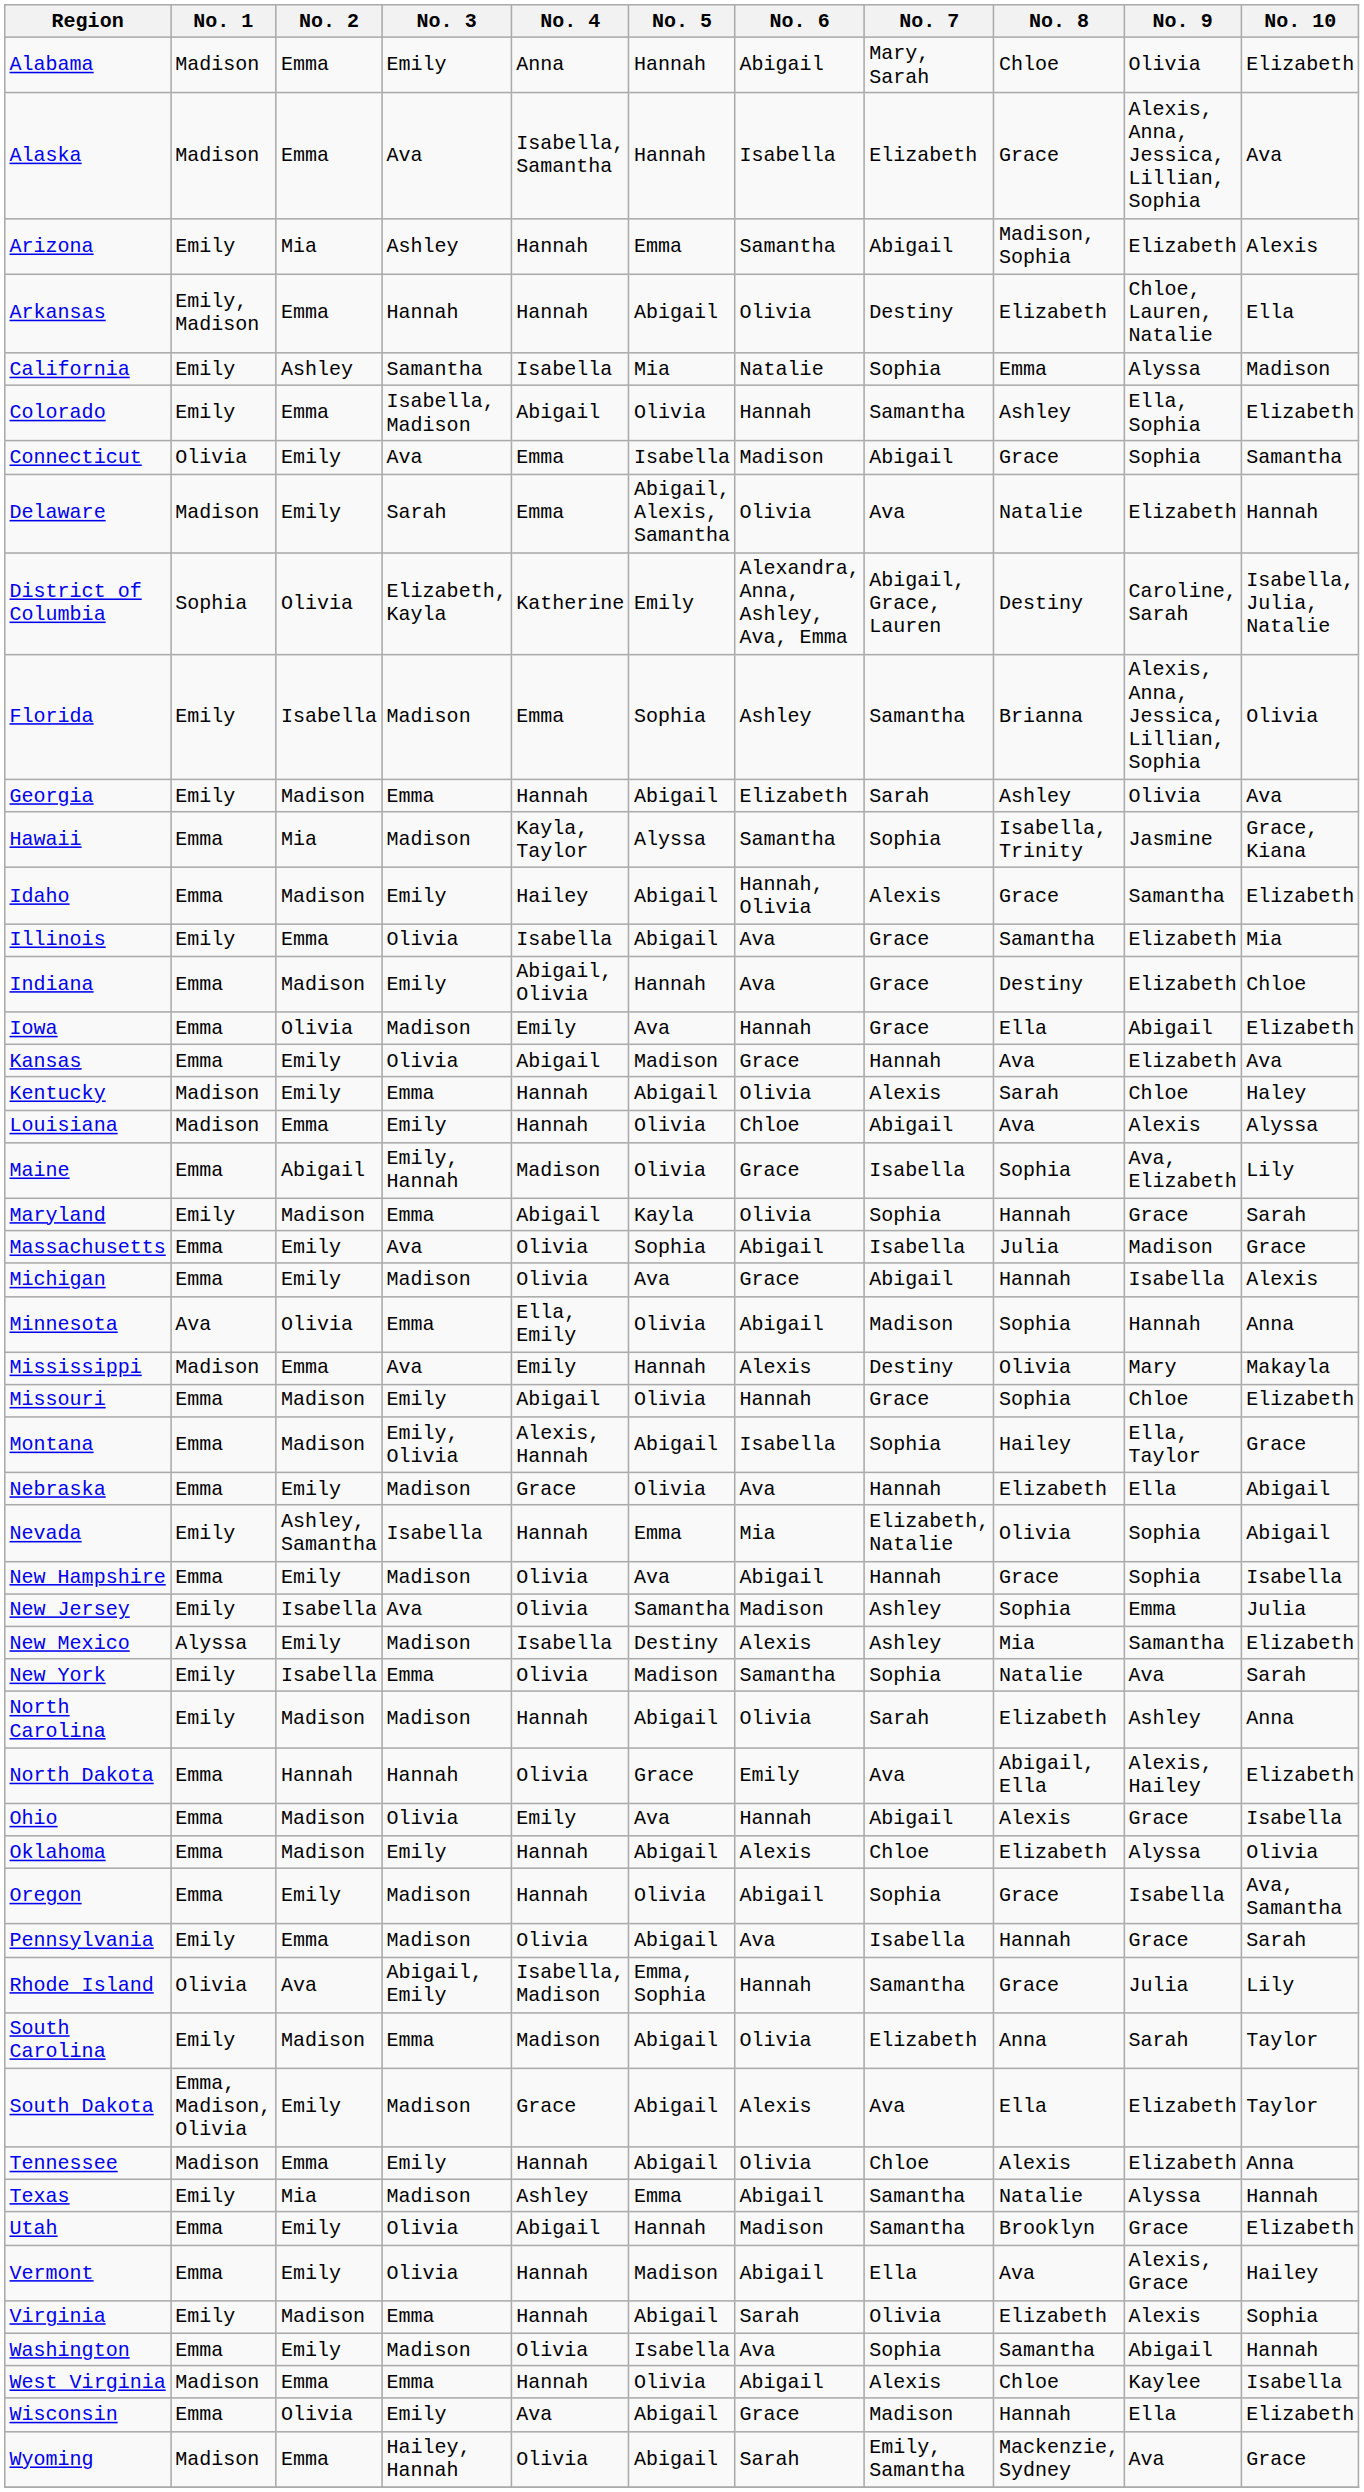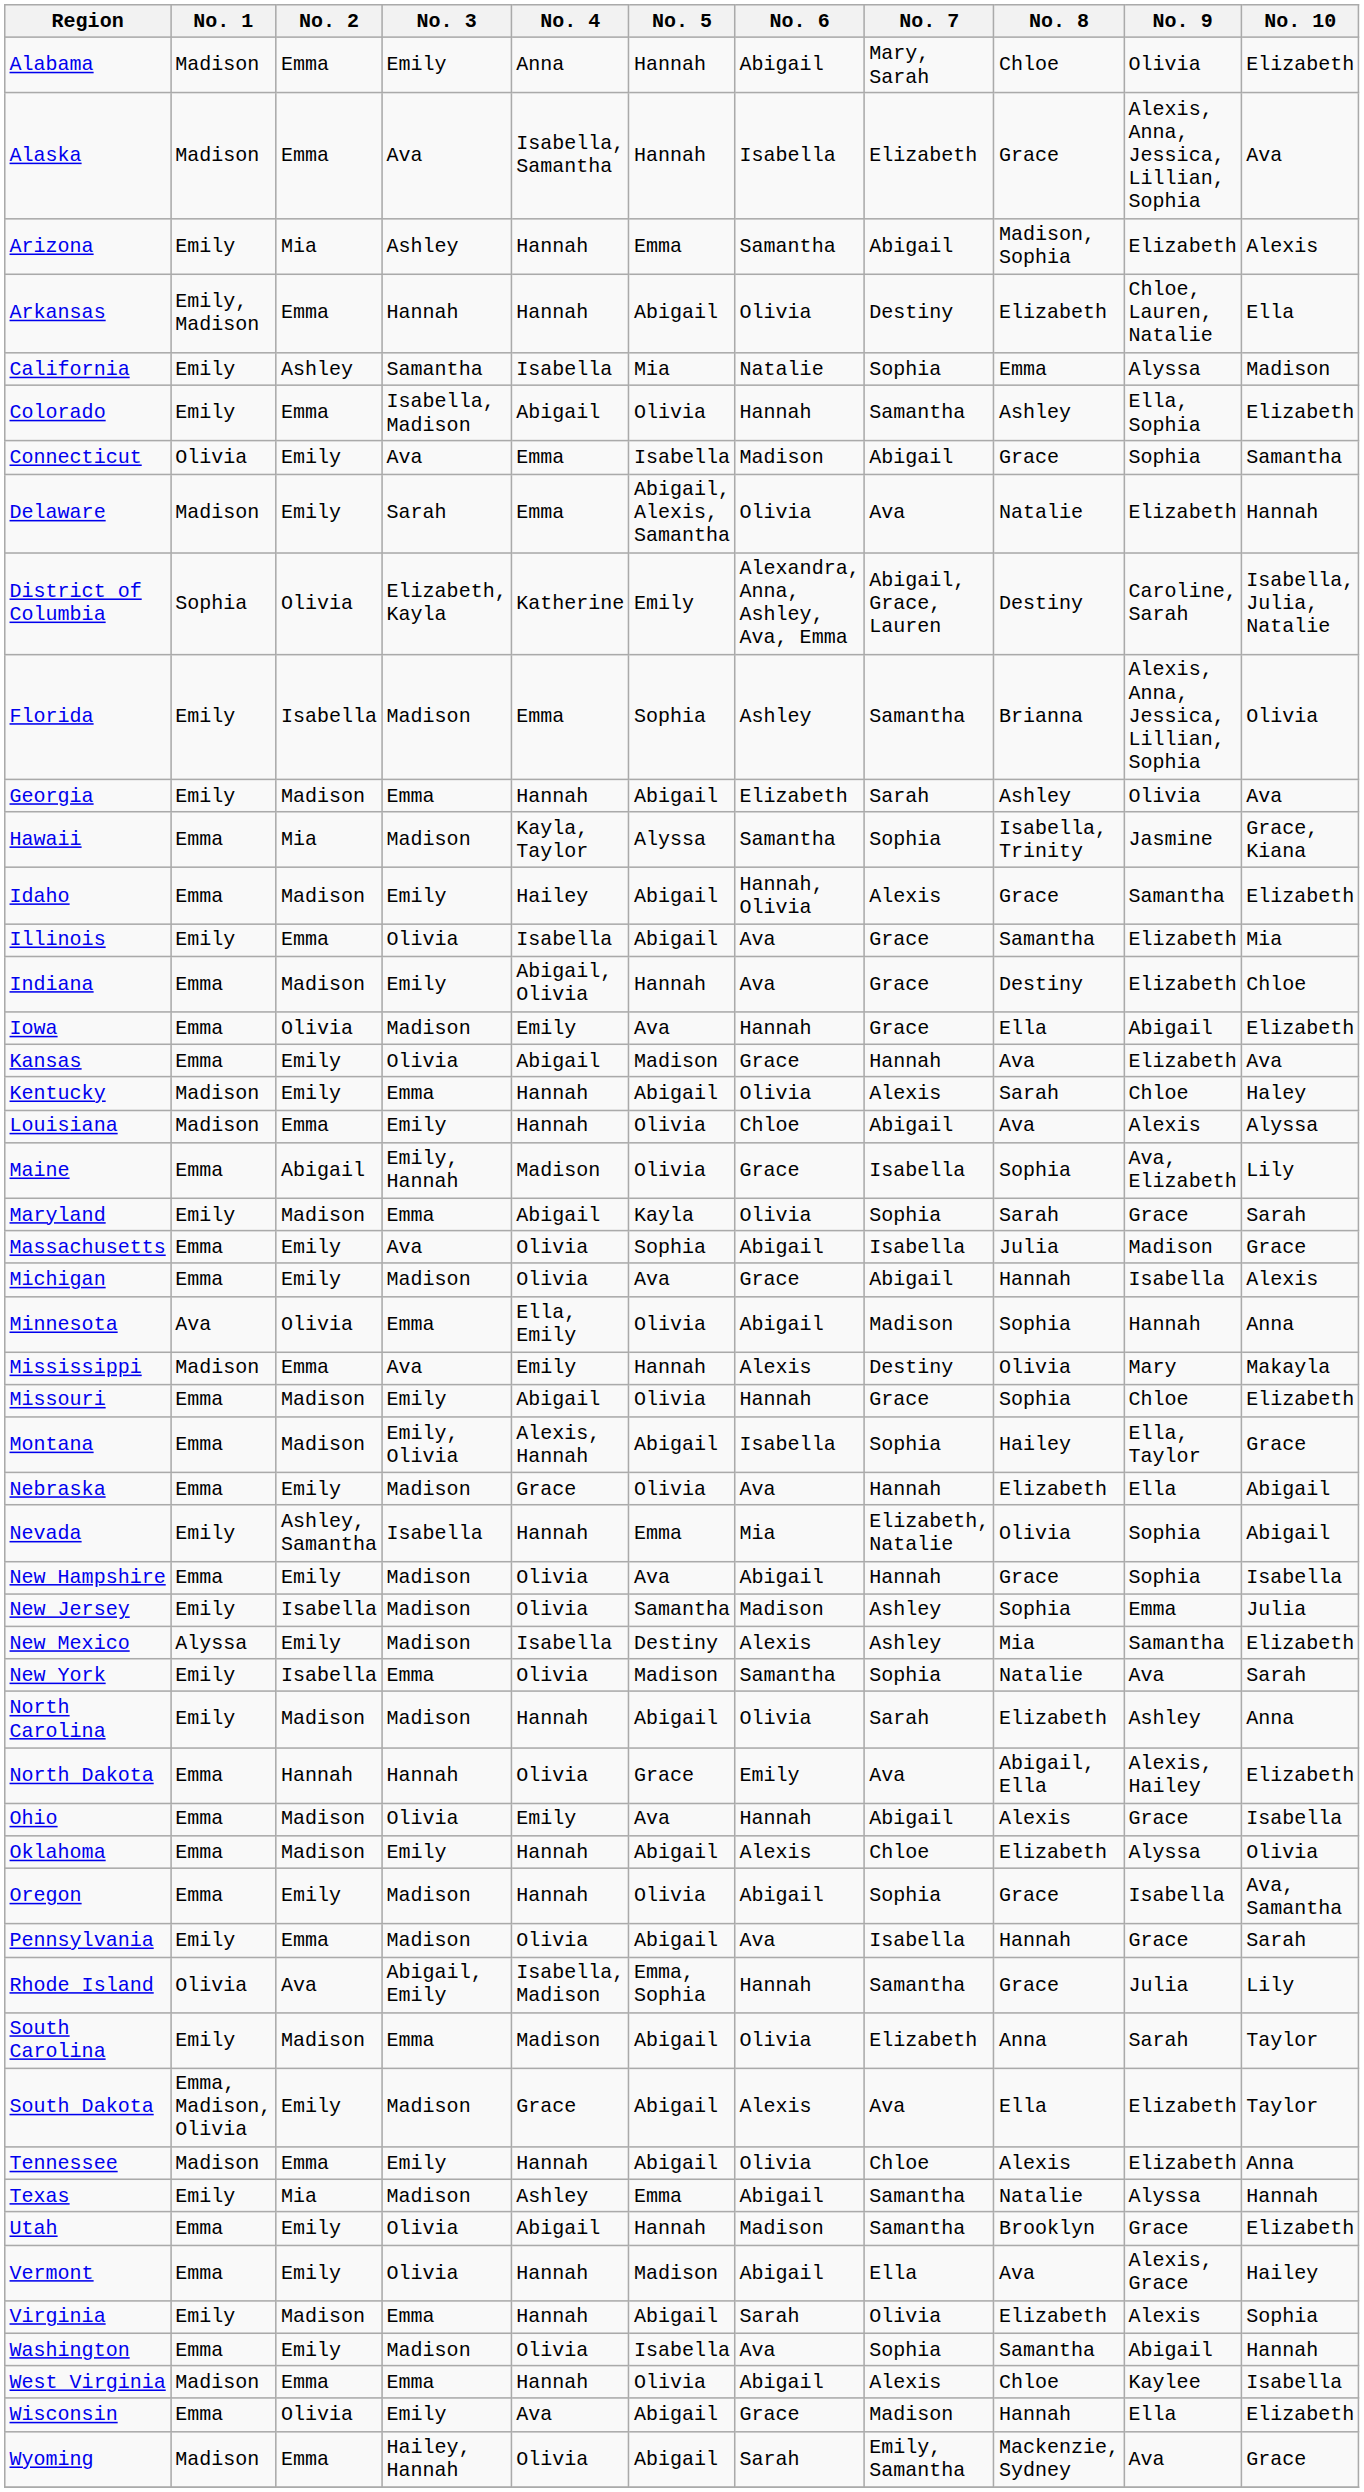(1035, 1214) Hannah -> (1029, 1214) Sarah
(405, 1610) Ava -> (429, 1610) Madison
